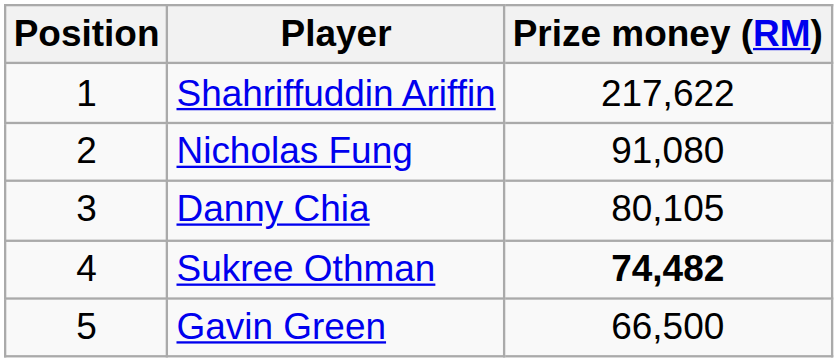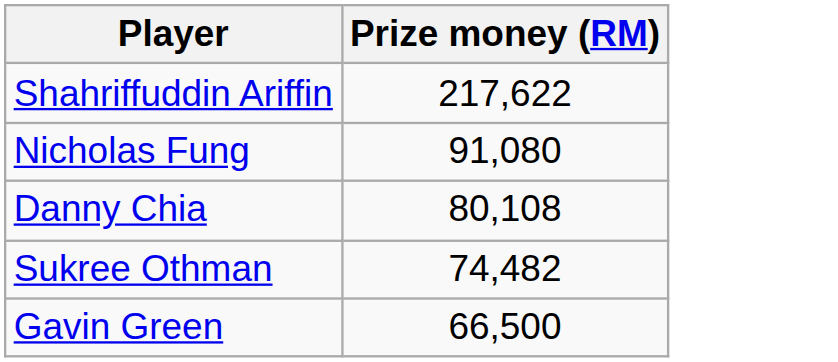- column: (87, 33)
(668, 209) 80,105 -> (505, 209) 80,108
(668, 268) bold -> (505, 268) normal
